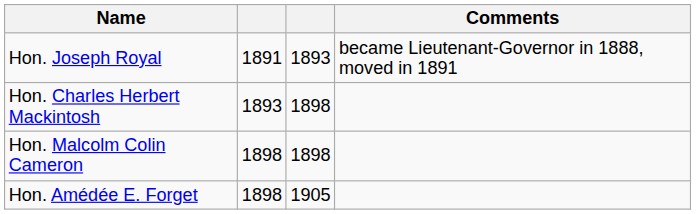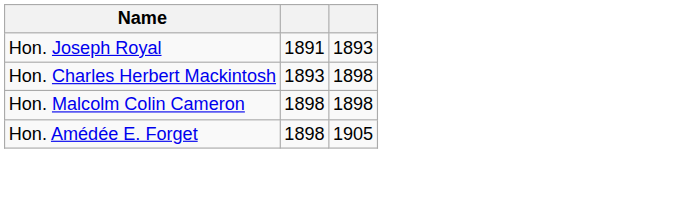- column: (513, 18)
